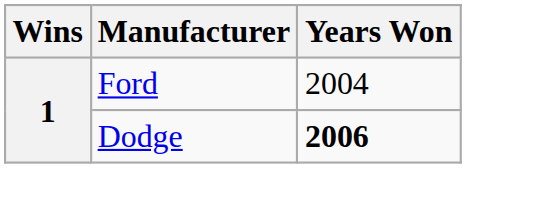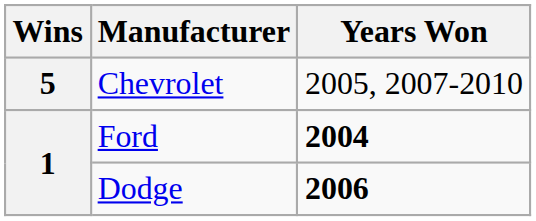+ row: (161, 83)
(337, 83) normal -> (337, 136) bold
